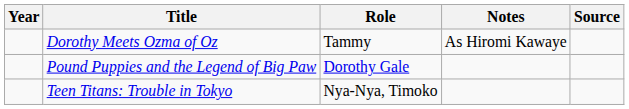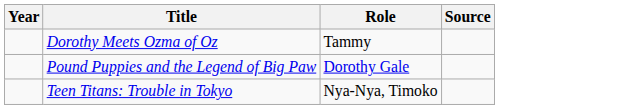- column: (506, 16)
